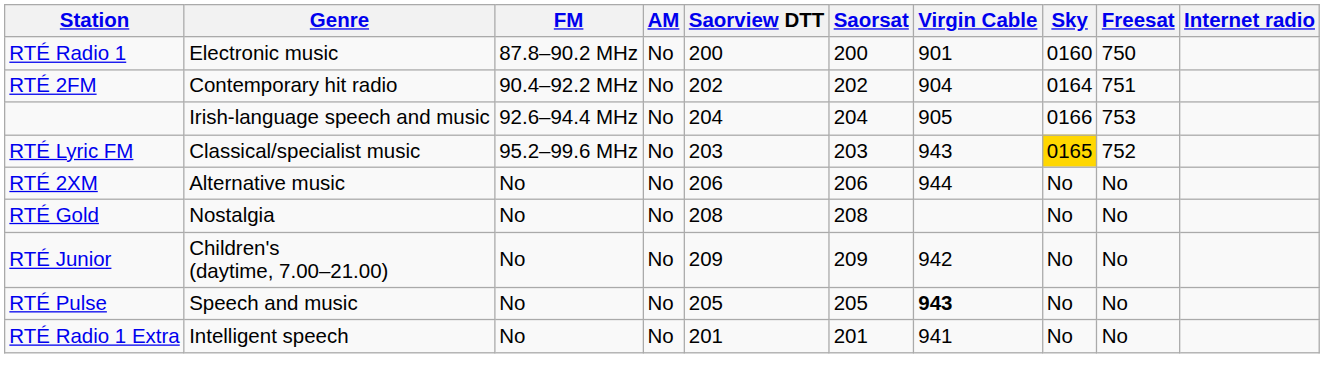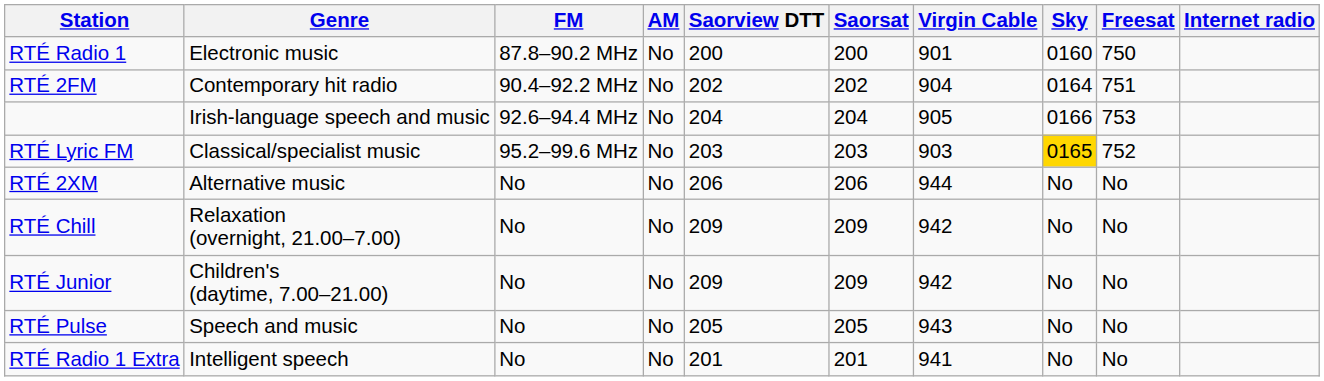(935, 150) 943 -> (935, 150) 903
+ row: (52, 227)
- row: (54, 215)
(935, 303) bold -> (935, 326) normal
